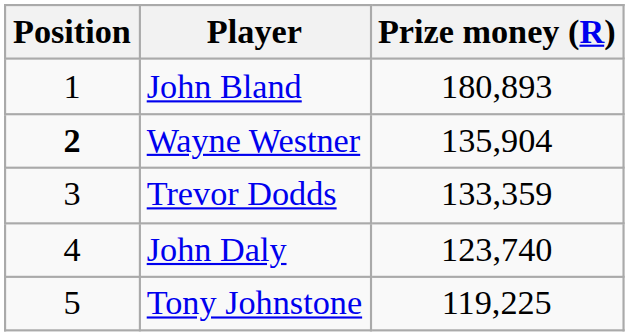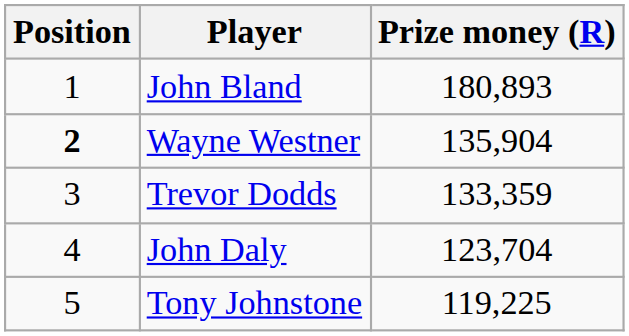(497, 248) 123,740 -> (497, 248) 123,704
